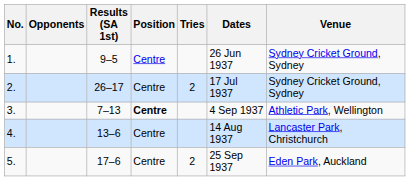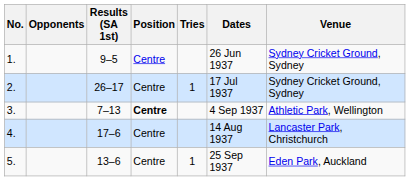(192, 87) 2 -> (192, 87) 1
(109, 133) 13–6 -> (109, 133) 17–6
(109, 161) 17–6 -> (109, 161) 13–6
(192, 161) 2 -> (192, 161) 1
